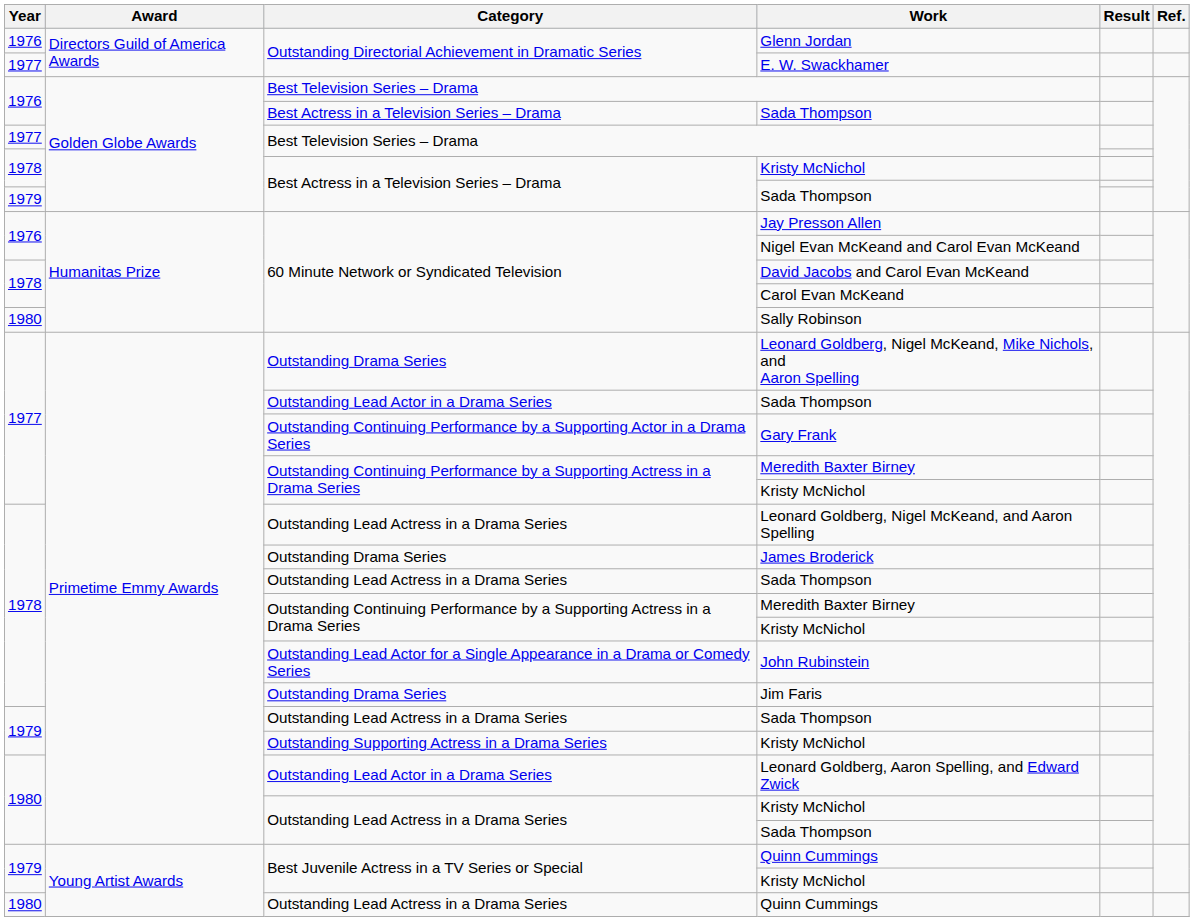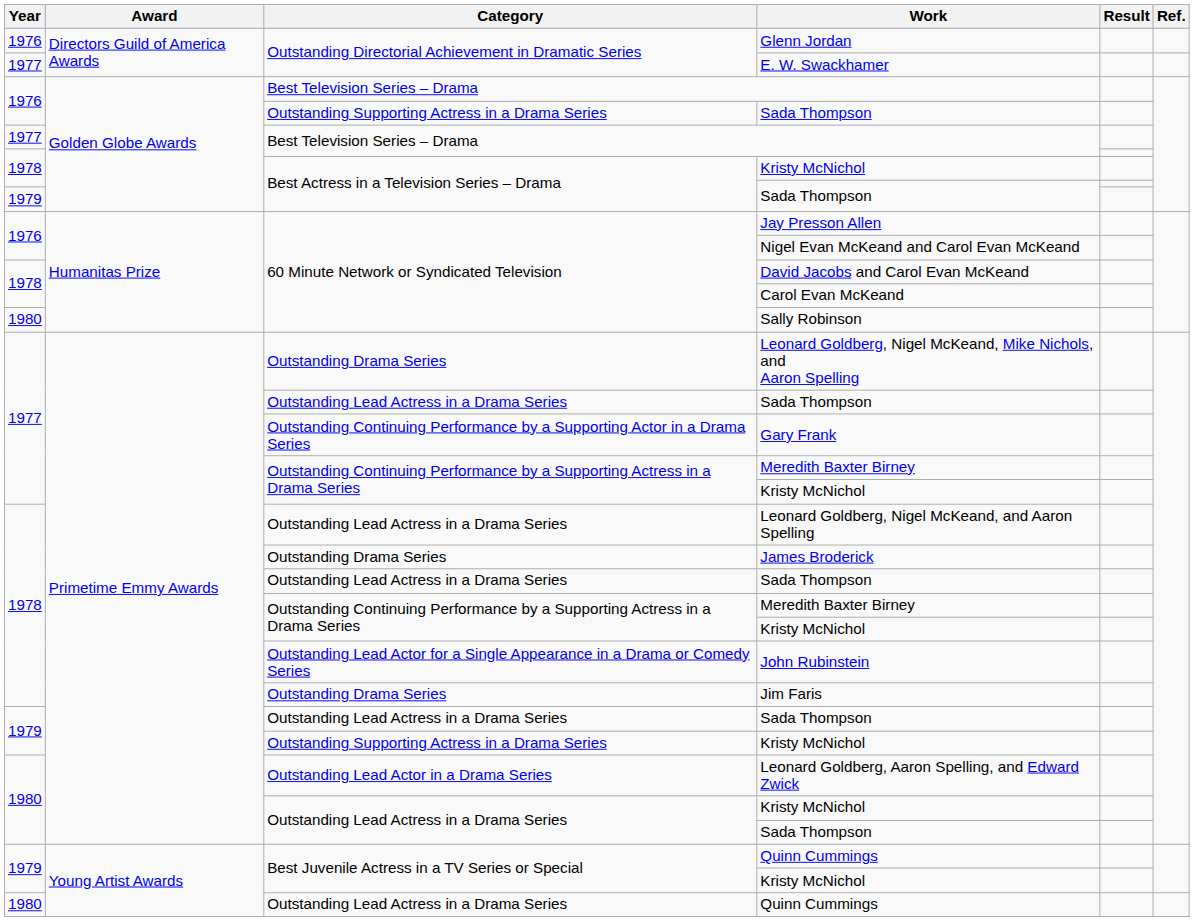(414, 112) Best Actress in a Television Series – Drama -> (437, 112) Outstanding Supporting Actress in a Drama Series
(410, 402) Outstanding Lead Actor in a Drama Series -> (417, 402) Outstanding Lead Actress in a Drama Series
